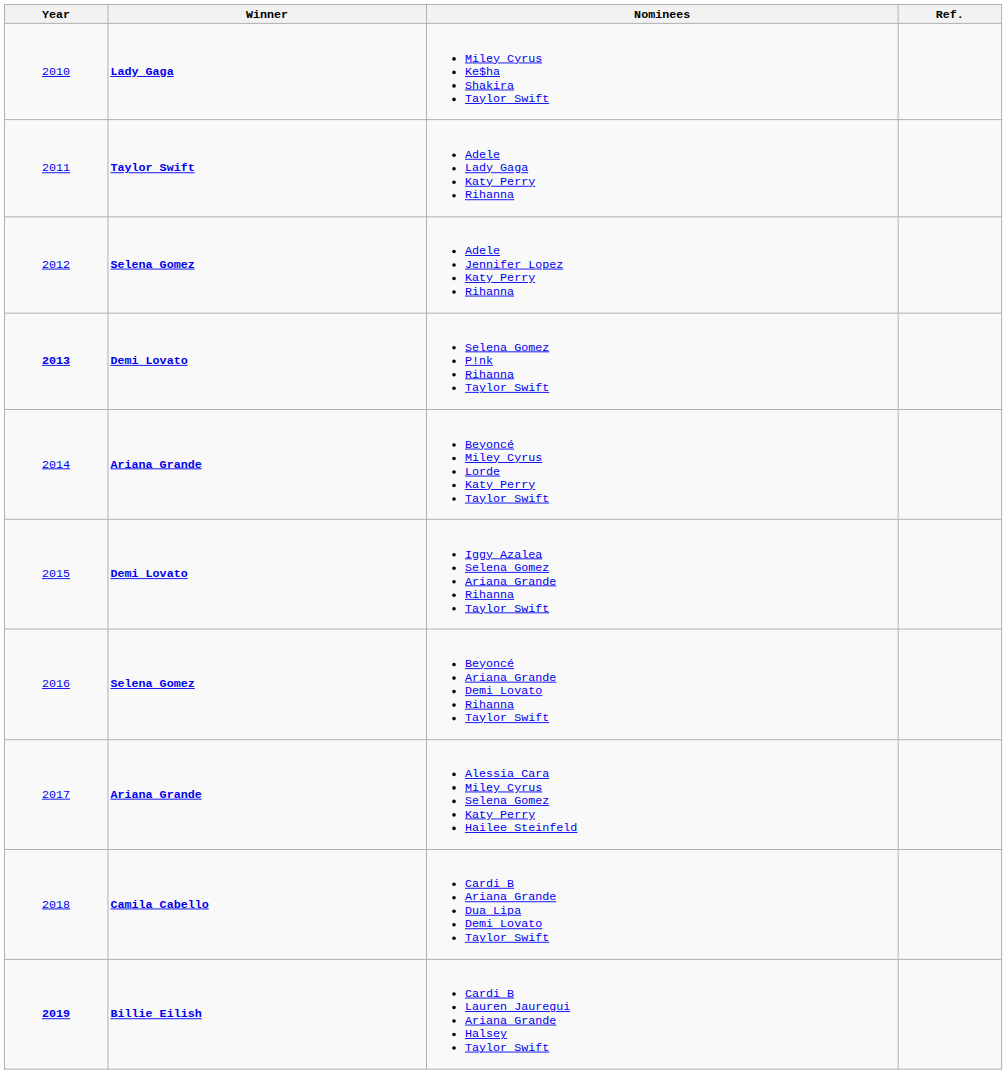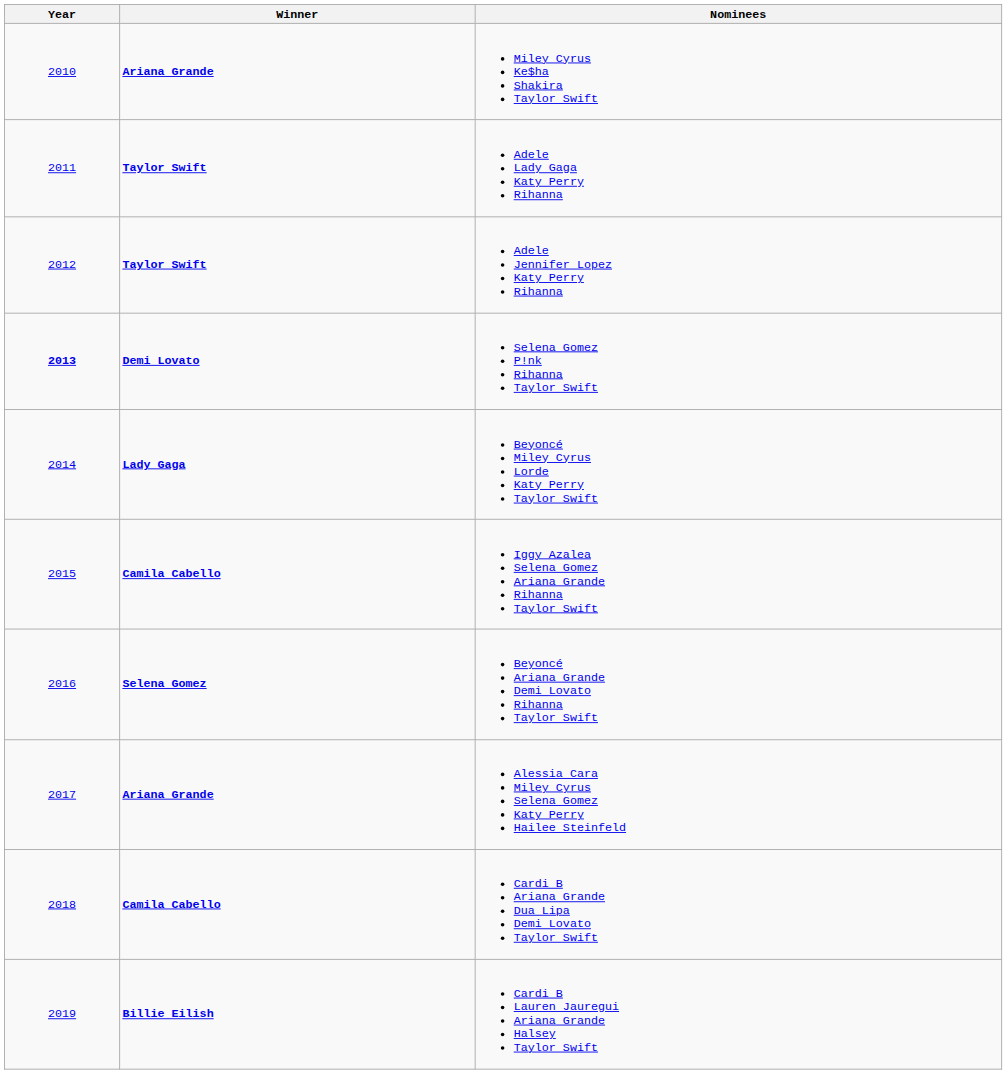- column: (950, 14)
(142, 72) Lady Gaga -> (168, 72) Ariana Grande
(153, 265) Selena Gomez -> (165, 265) Taylor Swift
(156, 464) Ariana Grande -> (154, 464) Lady Gaga
(149, 574) Demi Lovato -> (172, 574) Camila Cabello
(56, 1014) bold -> (62, 1014) normal
